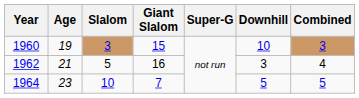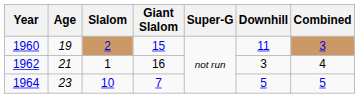(108, 45) 3 -> (108, 45) 2
(263, 45) 10 -> (263, 45) 11
(108, 64) 5 -> (108, 64) 1
